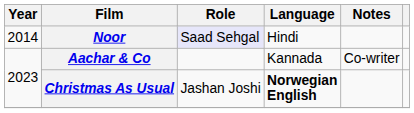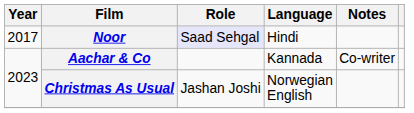(23, 37) 2014 -> (23, 37) 2017
(302, 88) bold -> (300, 88) normal
